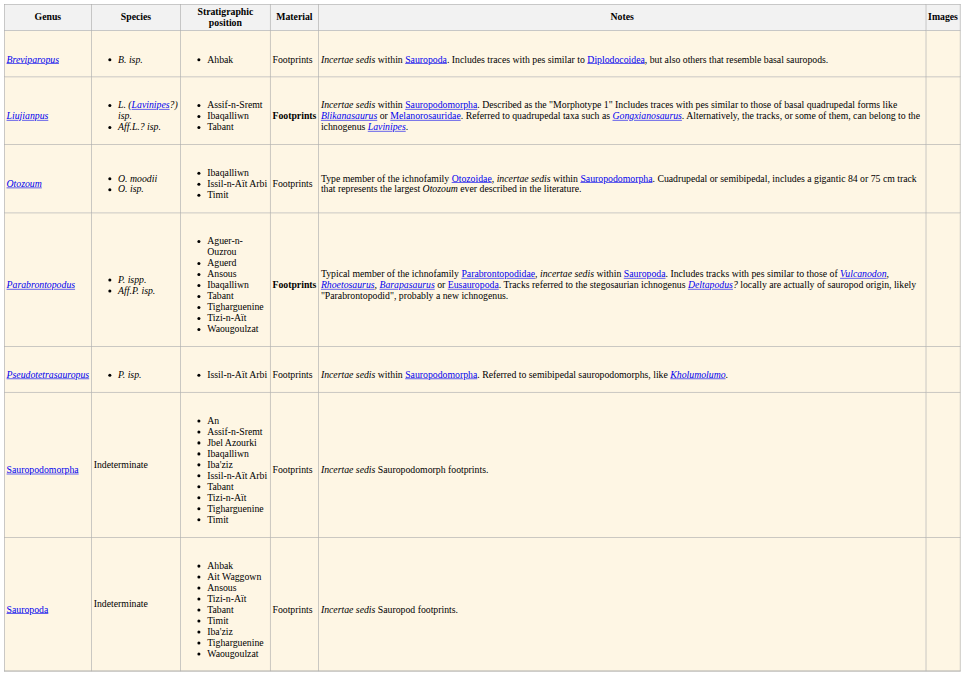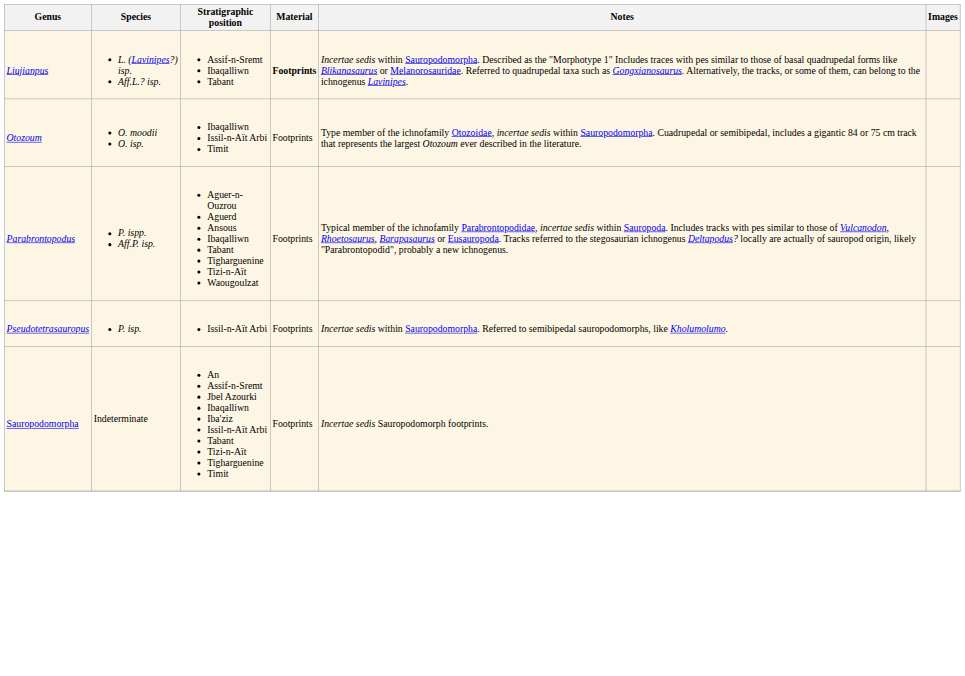- row: (33, 59)
(294, 285) bold -> (293, 239) normal
- row: (27, 609)
